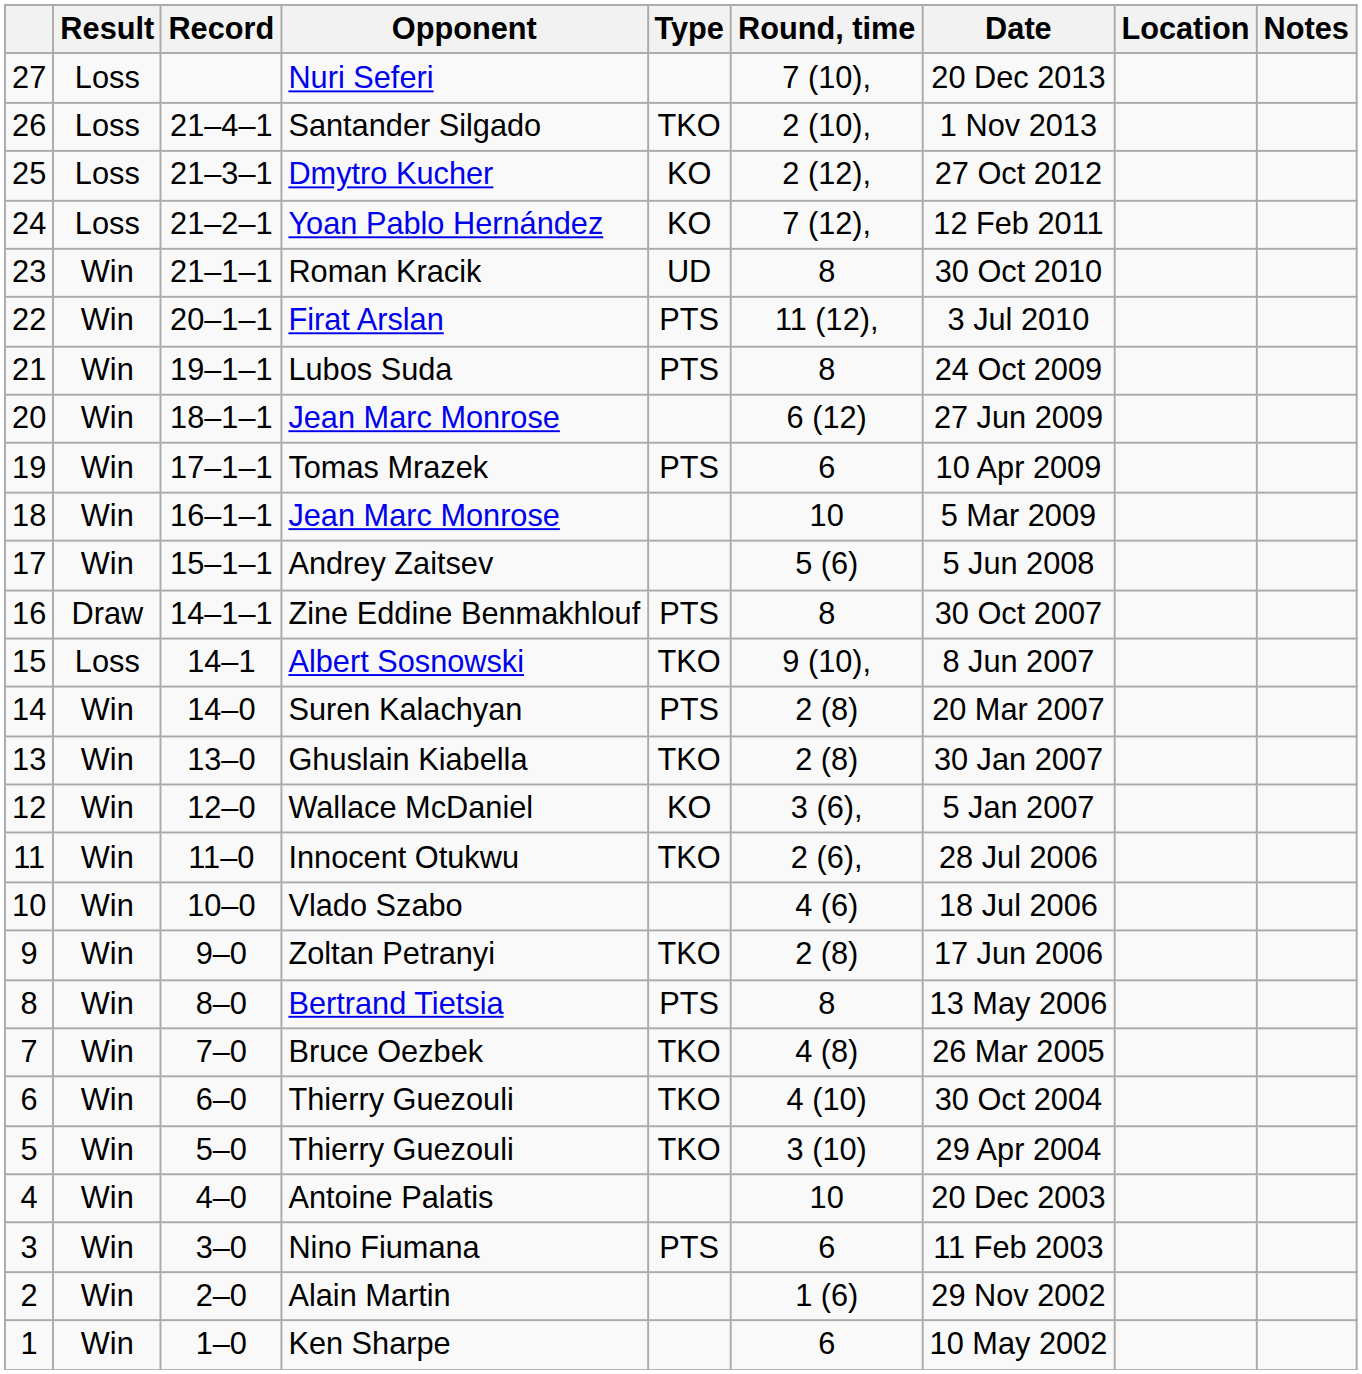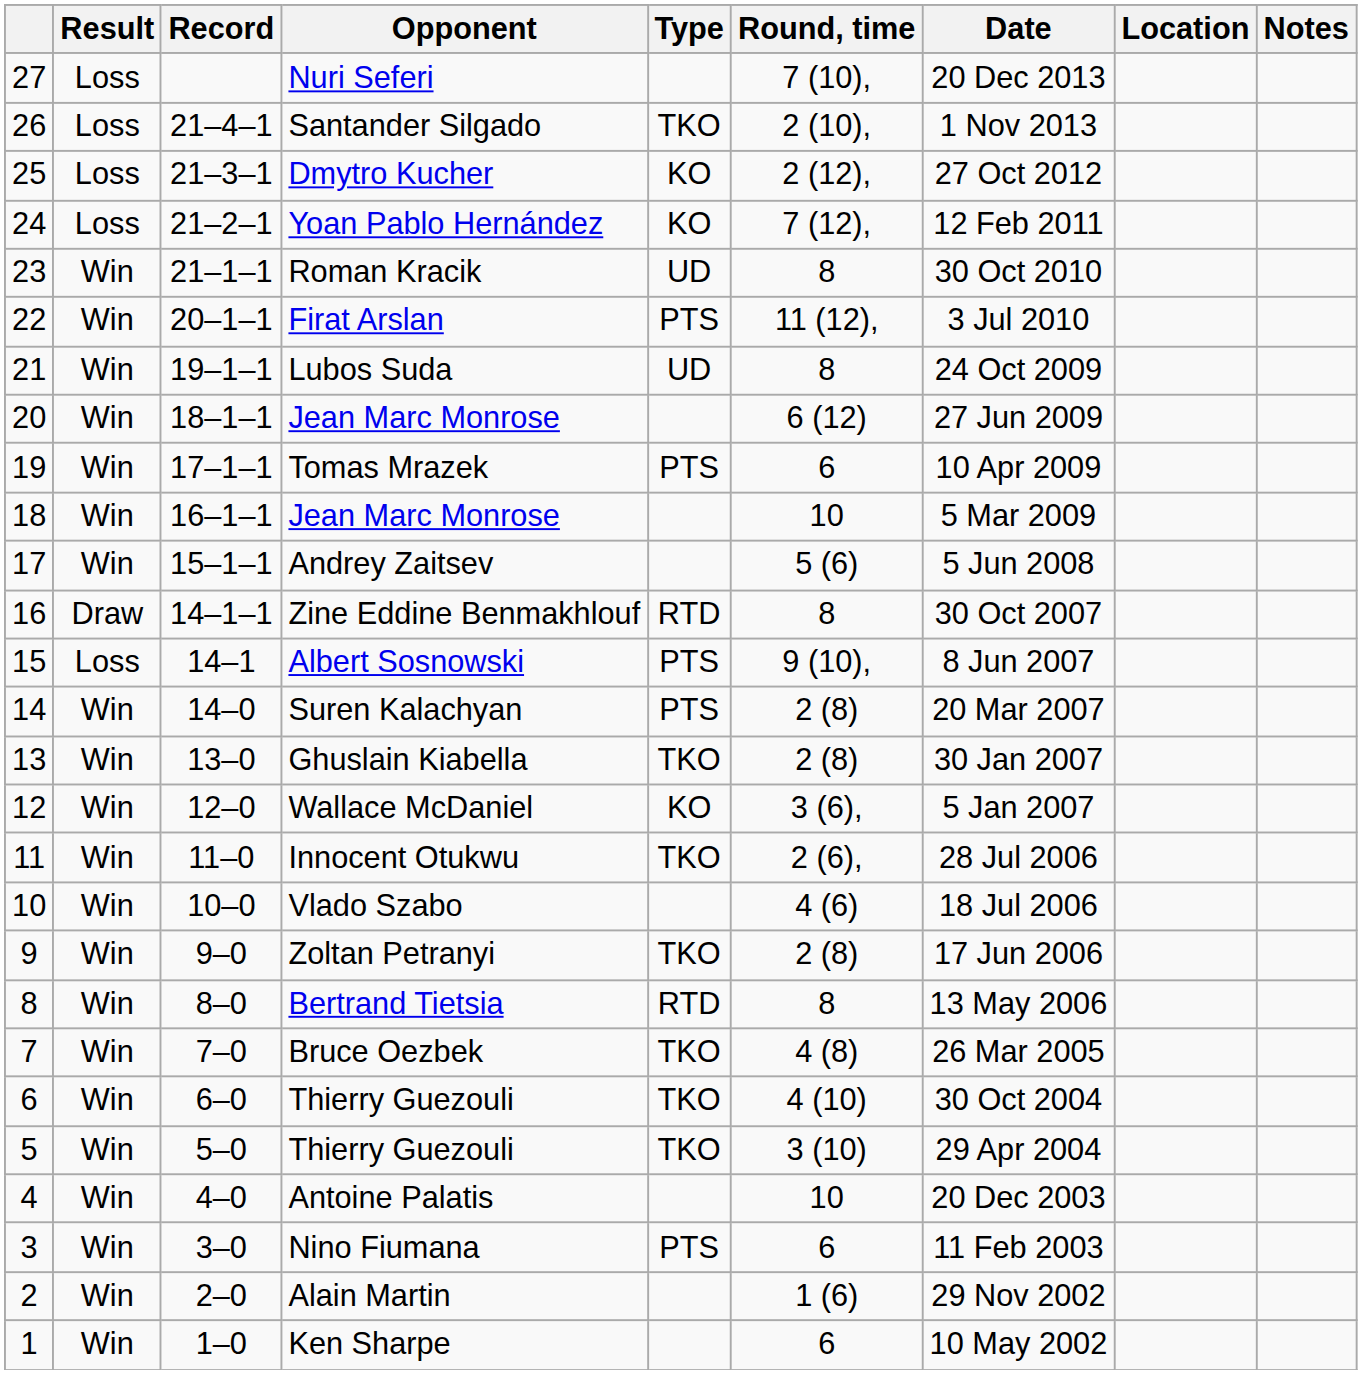(689, 369) PTS -> (689, 369) UD
(689, 613) PTS -> (689, 613) RTD
(689, 662) TKO -> (689, 662) PTS
(689, 1003) PTS -> (689, 1003) RTD
